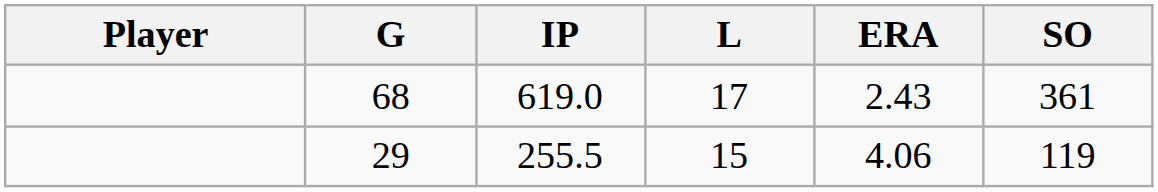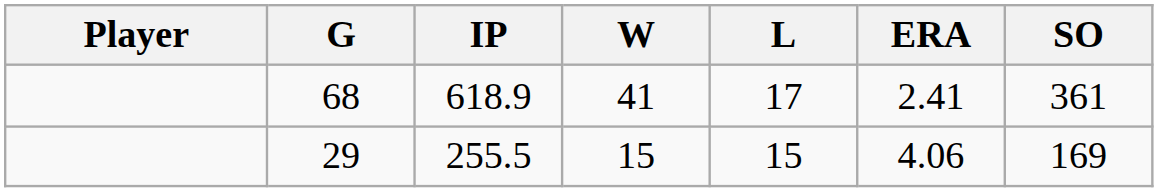+ column: (636, 34)
(560, 95) 619.0 -> (489, 95) 618.9
(898, 95) 2.43 -> (931, 95) 2.41
(1068, 155) 119 -> (1078, 155) 169
